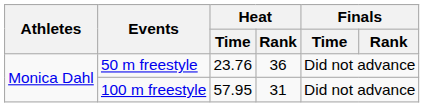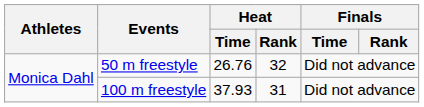(233, 66) 23.76 -> (233, 66) 26.76
(278, 66) 36 -> (278, 66) 32
(233, 90) 57.95 -> (233, 90) 37.93
